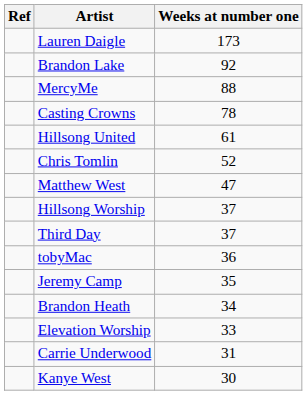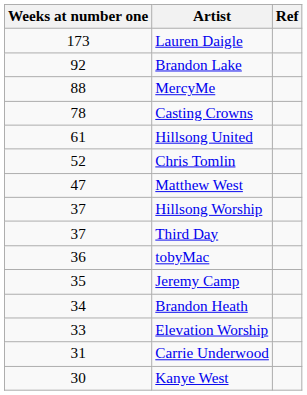columns swapped: (228, 16) <-> (19, 16)
